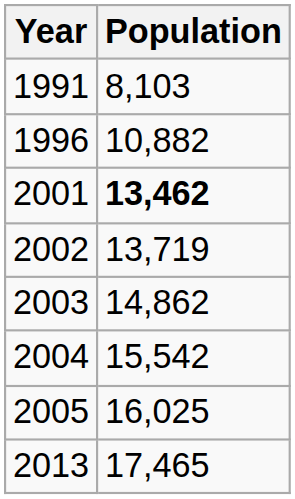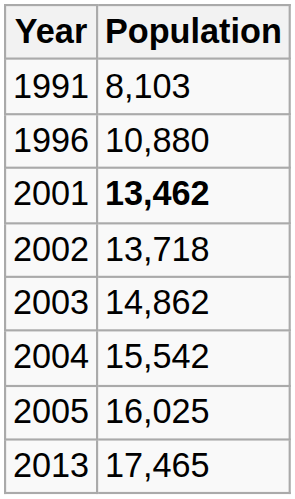(157, 140) 10,882 -> (157, 140) 10,880
(157, 248) 13,719 -> (157, 248) 13,718
